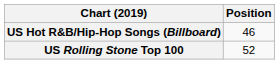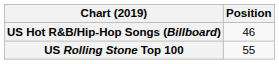(249, 50) 52 -> (249, 50) 55
